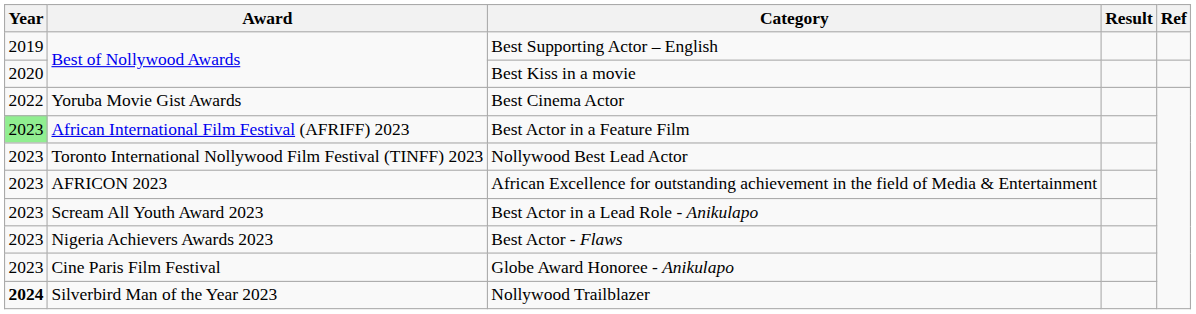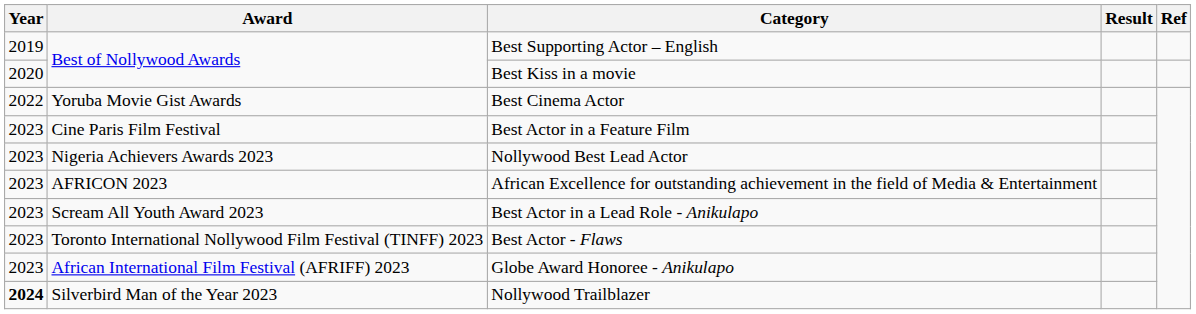(26, 128) lightgreen background -> (26, 128) no background
(230, 128) African International Film Festival (AFRIFF) 2023 -> (136, 128) Cine Paris Film Festival
(267, 156) Toronto International Nollywood Film Festival (TINFF) 2023 -> (162, 156) Nigeria Achievers Awards 2023
(162, 239) Nigeria Achievers Awards 2023 -> (267, 239) Toronto International Nollywood Film Festival (TINFF) 2023
(136, 267) Cine Paris Film Festival -> (230, 267) African International Film Festival (AFRIFF) 2023
